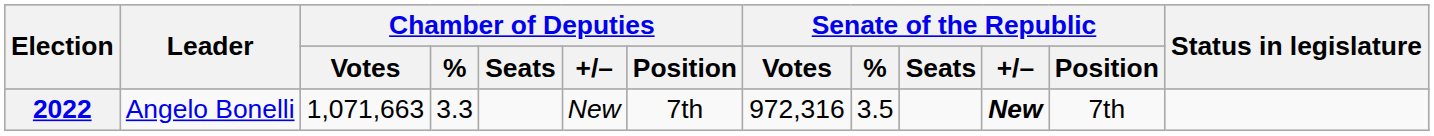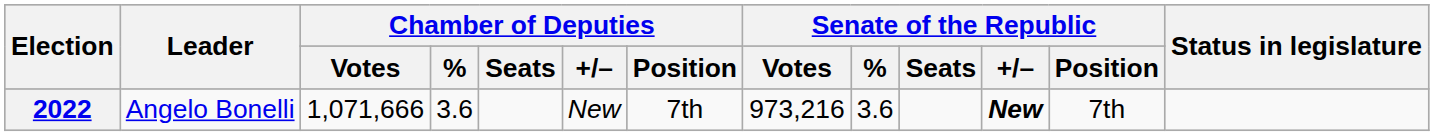(365, 109) 1,071,663 -> (365, 109) 1,071,666
(455, 109) 3.3 -> (455, 109) 3.6
(797, 109) 972,316 -> (797, 109) 973,216
(875, 109) 3.5 -> (875, 109) 3.6
